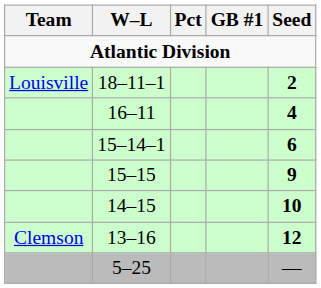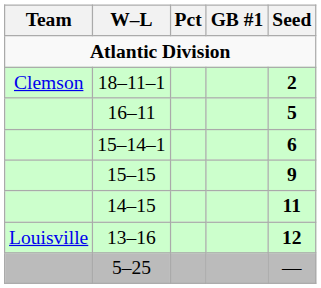(49, 82) Louisville -> (49, 82) Clemson
(292, 113) 4 -> (292, 113) 5
(292, 206) 10 -> (292, 206) 11
(49, 237) Clemson -> (49, 237) Louisville
